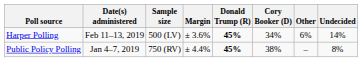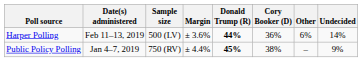(232, 35) 45% -> (232, 35) 44%
(273, 35) 34% -> (273, 35) 36%
(338, 49) 8% -> (338, 49) 9%
